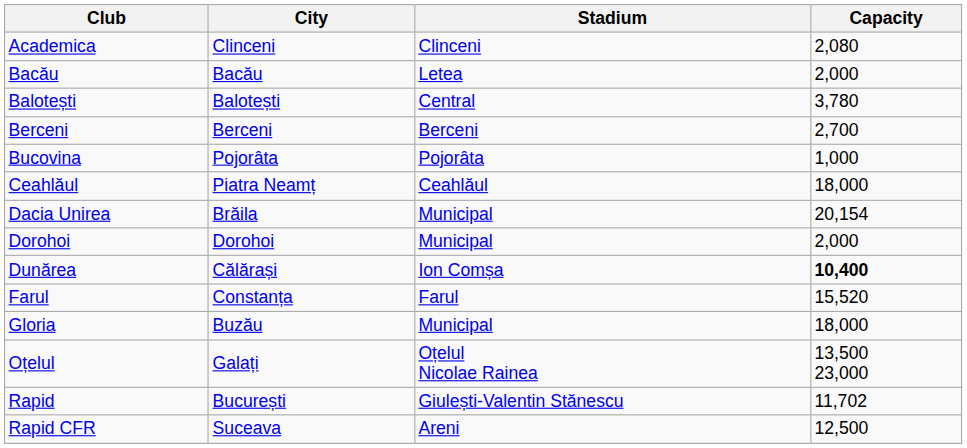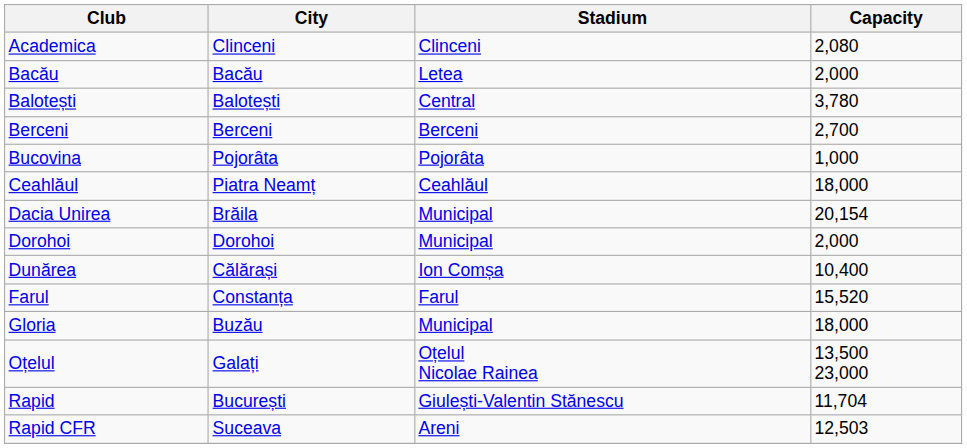(841, 269) bold -> (841, 269) normal
(841, 401) 11,702 -> (841, 401) 11,704
(841, 429) 12,500 -> (841, 429) 12,503
